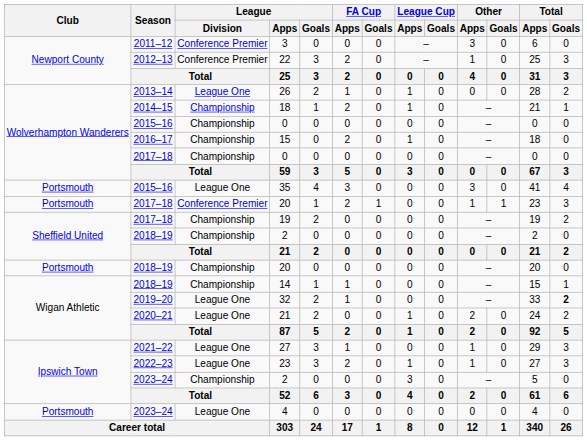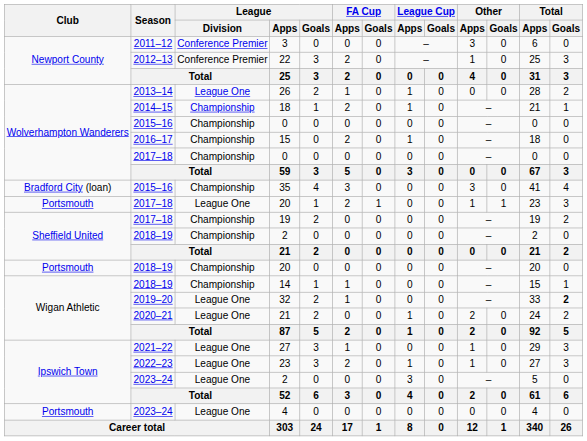(68, 188) Portsmouth -> (68, 188) Bradford City (loan)
(222, 188) League One -> (222, 188) Championship
(222, 204) Conference Premier -> (222, 204) League One
(222, 380) Championship -> (222, 380) League One
